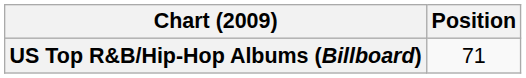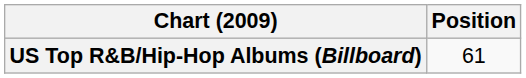(474, 55) 71 -> (474, 55) 61
